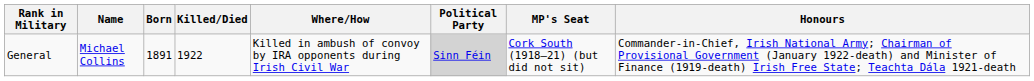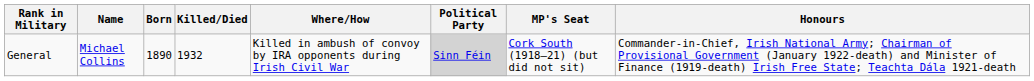(159, 55) 1891 -> (159, 55) 1890
(190, 55) 1922 -> (190, 55) 1932
